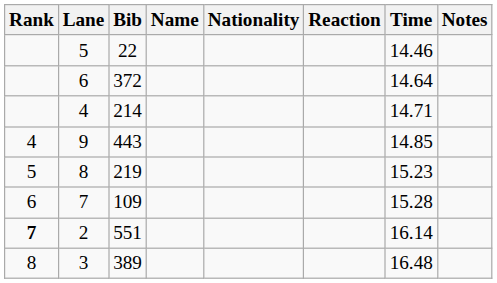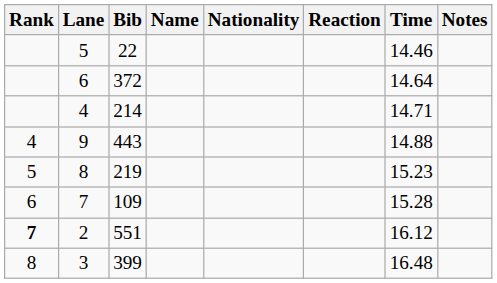(411, 141) 14.85 -> (411, 141) 14.88
(411, 232) 16.14 -> (411, 232) 16.12
(128, 263) 389 -> (128, 263) 399
